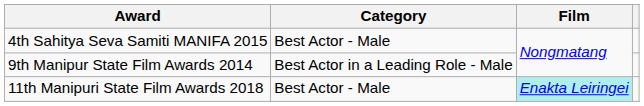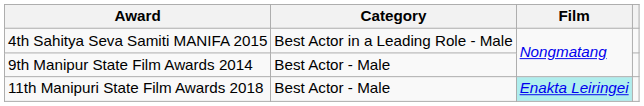(332, 40) Best Actor - Male -> (393, 40) Best Actor in a Leading Role - Male
(393, 64) Best Actor in a Leading Role - Male -> (332, 64) Best Actor - Male
